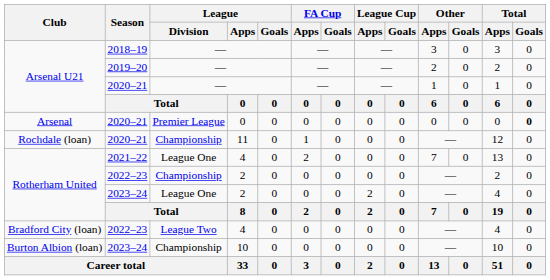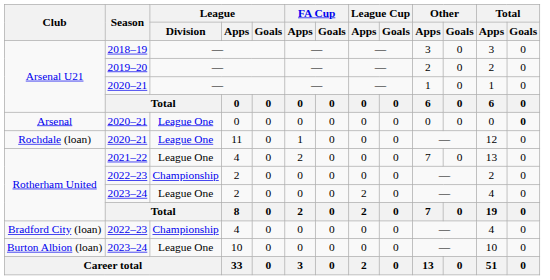(189, 121) Premier League -> (186, 121) League One
(189, 139) Championship -> (186, 139) League One
(189, 229) League Two -> (186, 229) Championship
(189, 247) Championship -> (186, 247) League One
